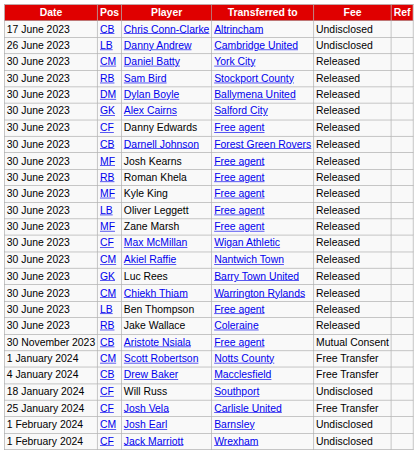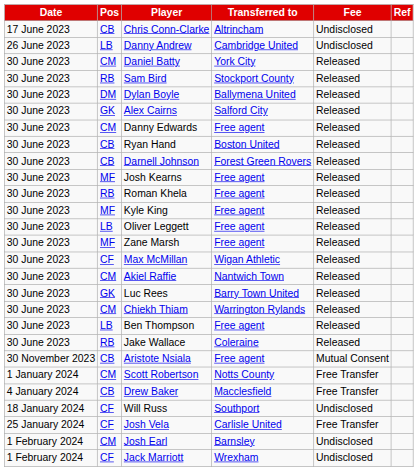(107, 128) CF -> (108, 128) CM
+ row: (150, 144)
